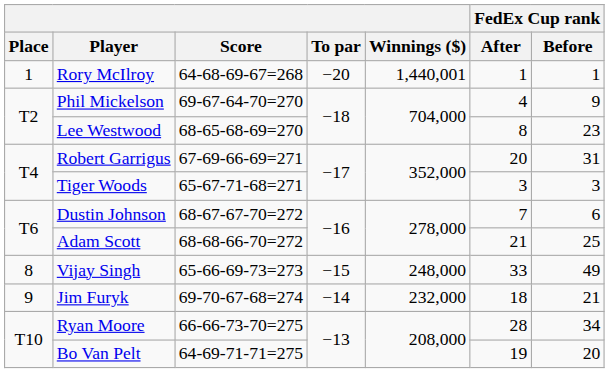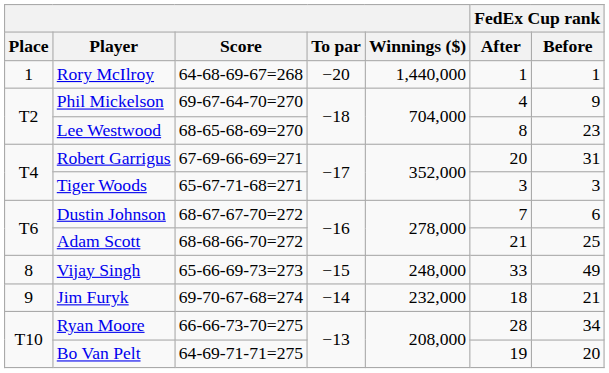(431, 74) 1,440,001 -> (431, 74) 1,440,000
